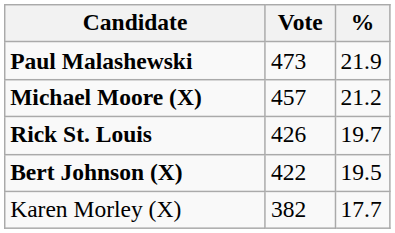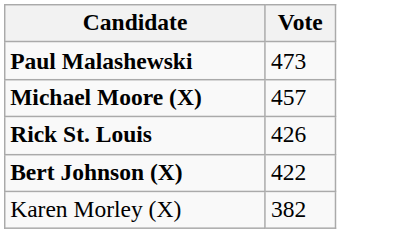- column: (363, 23)
